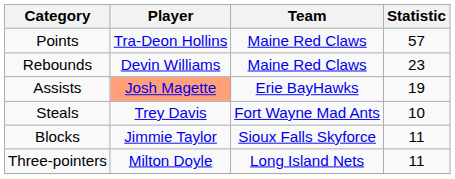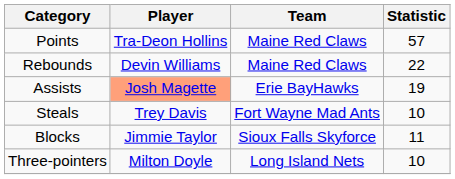(416, 64) 23 -> (416, 64) 22
(416, 161) 11 -> (416, 161) 10
